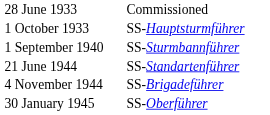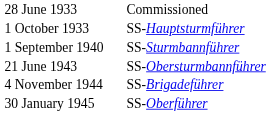+ row: (41, 66)
- row: (41, 66)
